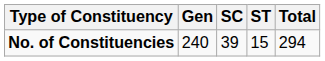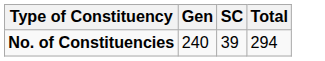- column: (261, 17)
